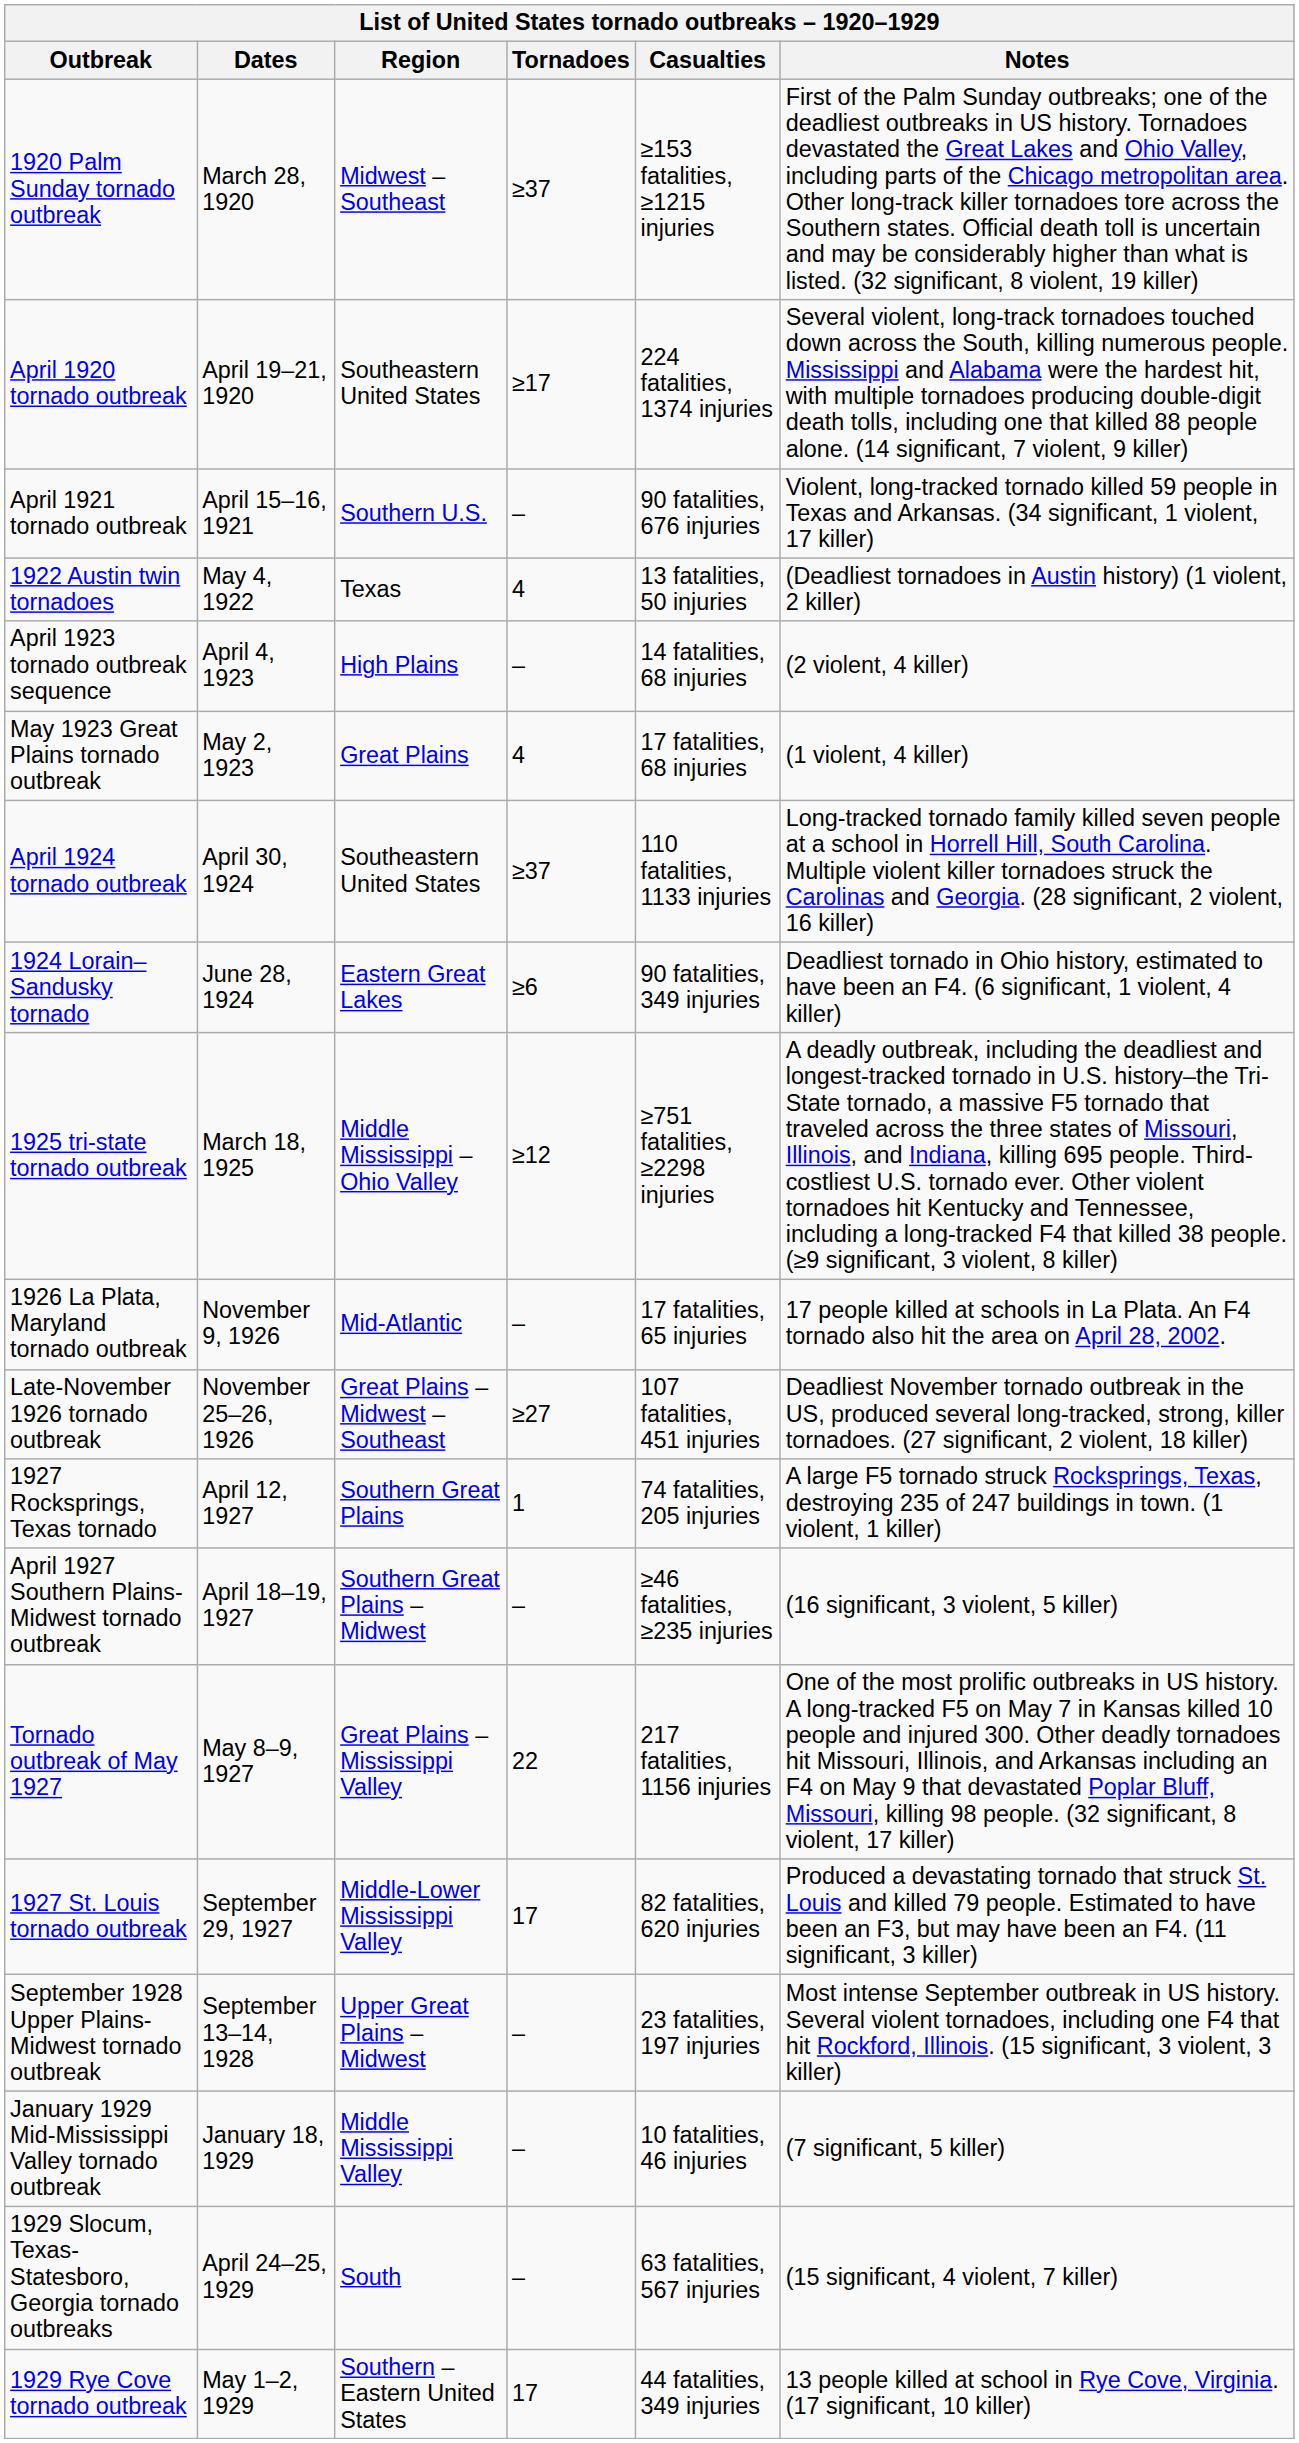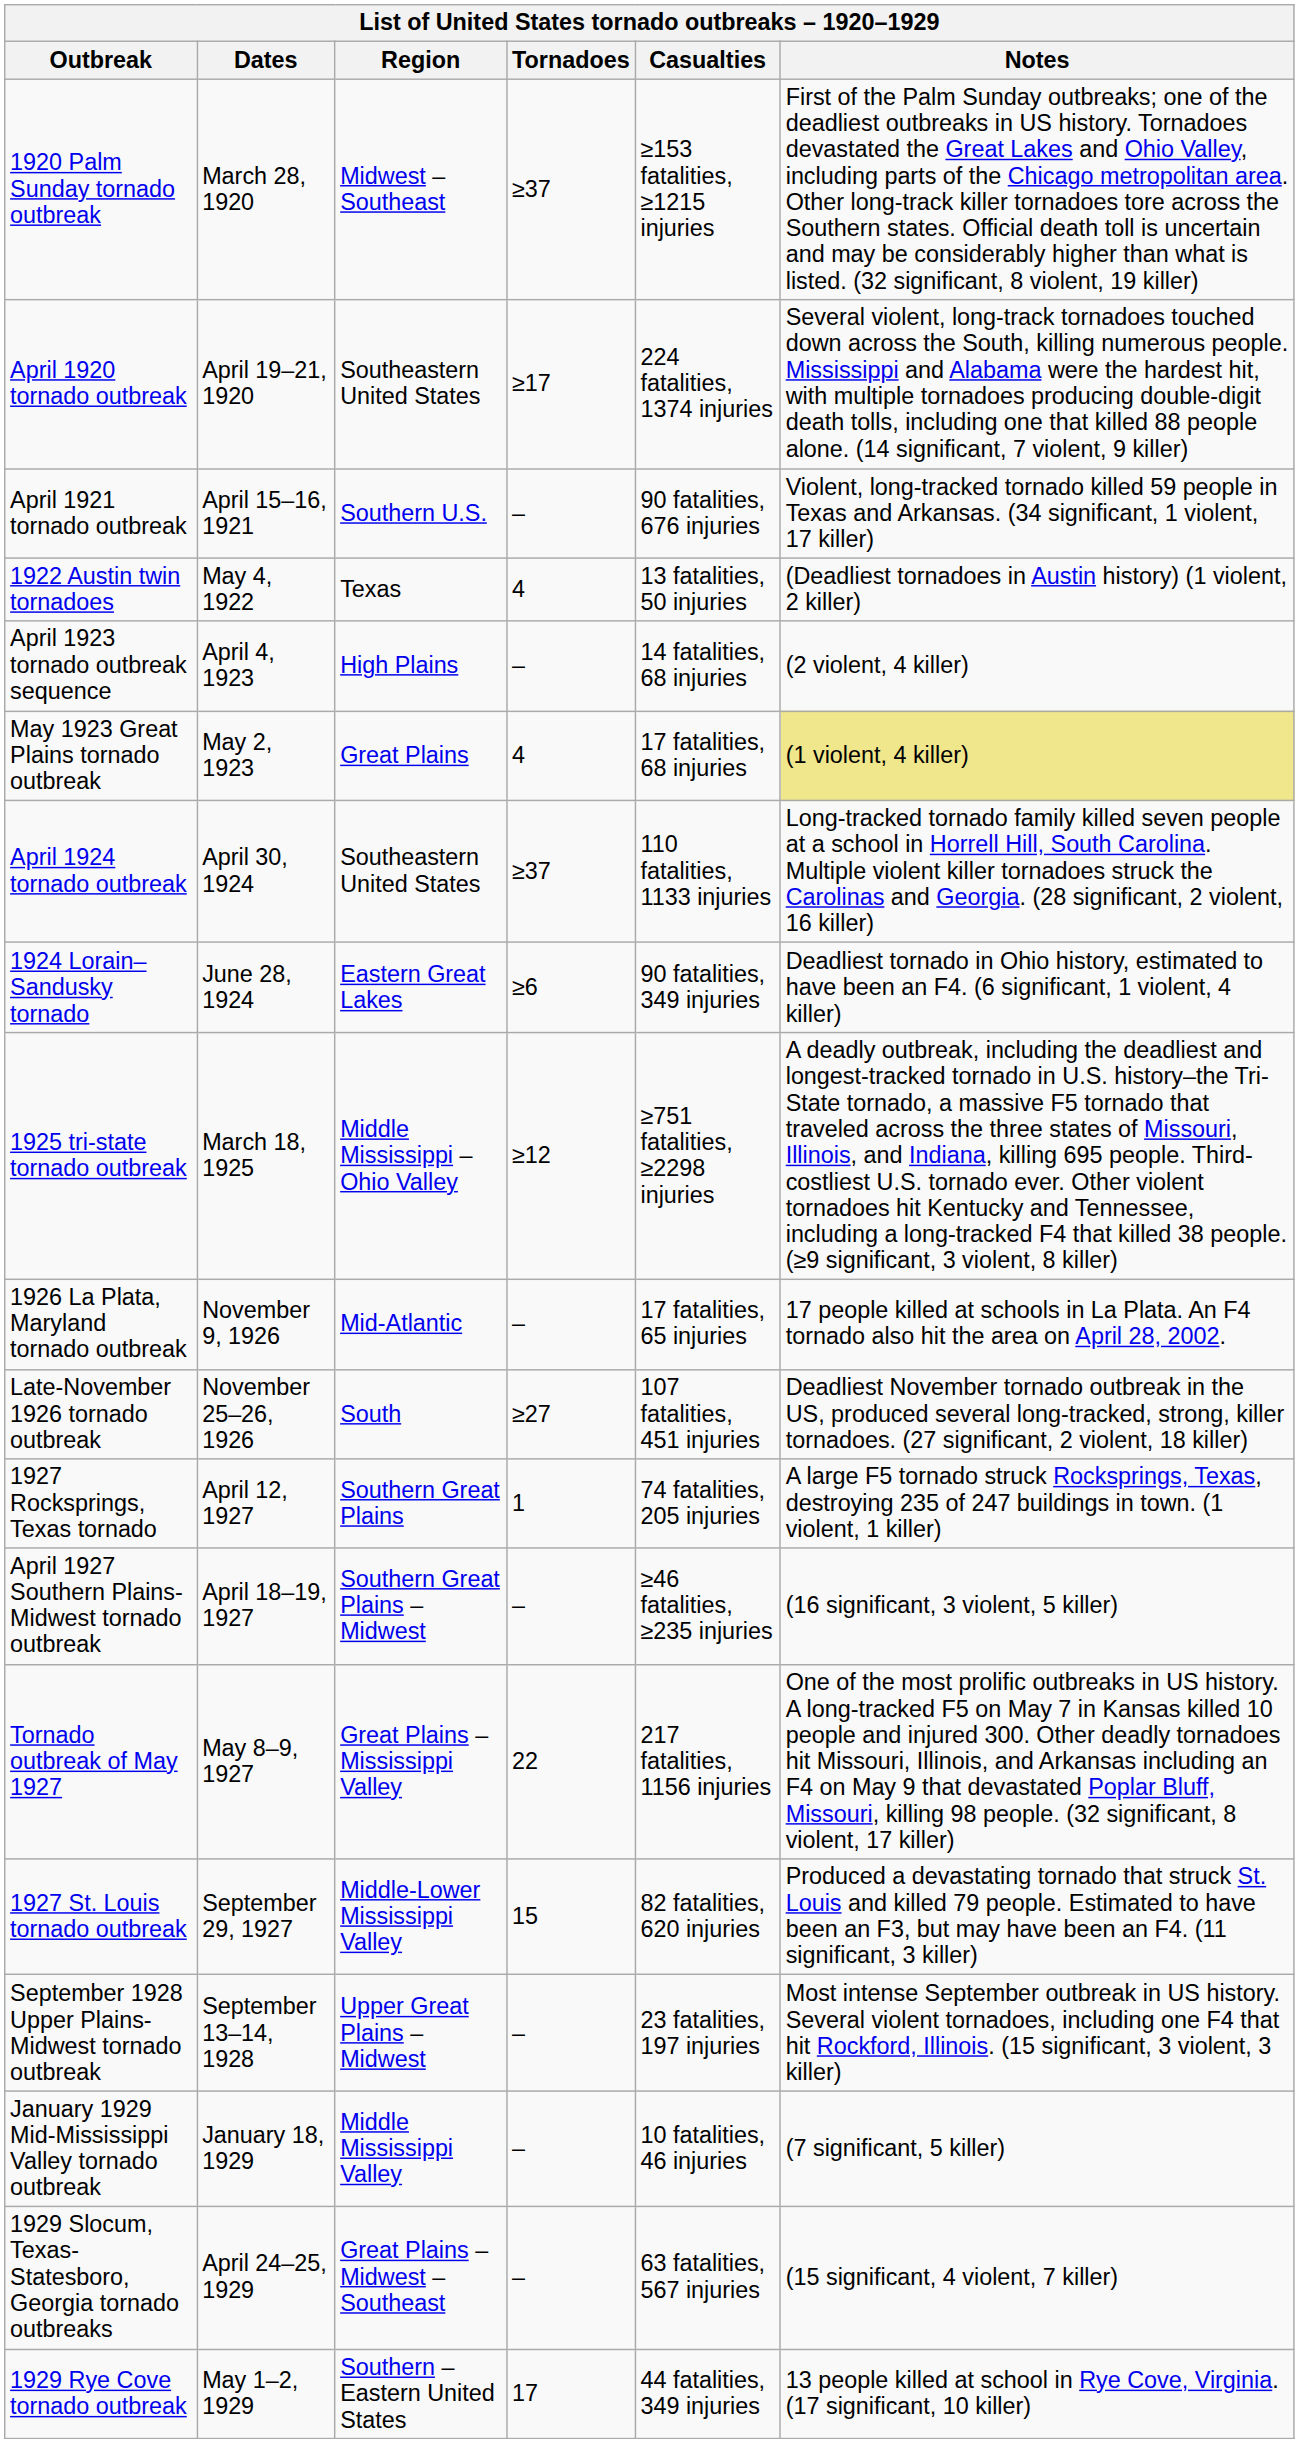(877, 755) no background -> (877, 755) khaki background
(414, 1413) Great Plains – Midwest – Southeast -> (371, 1413) South
(525, 1916) 17 -> (525, 1916) 15
(371, 2277) South -> (414, 2277) Great Plains – Midwest – Southeast
